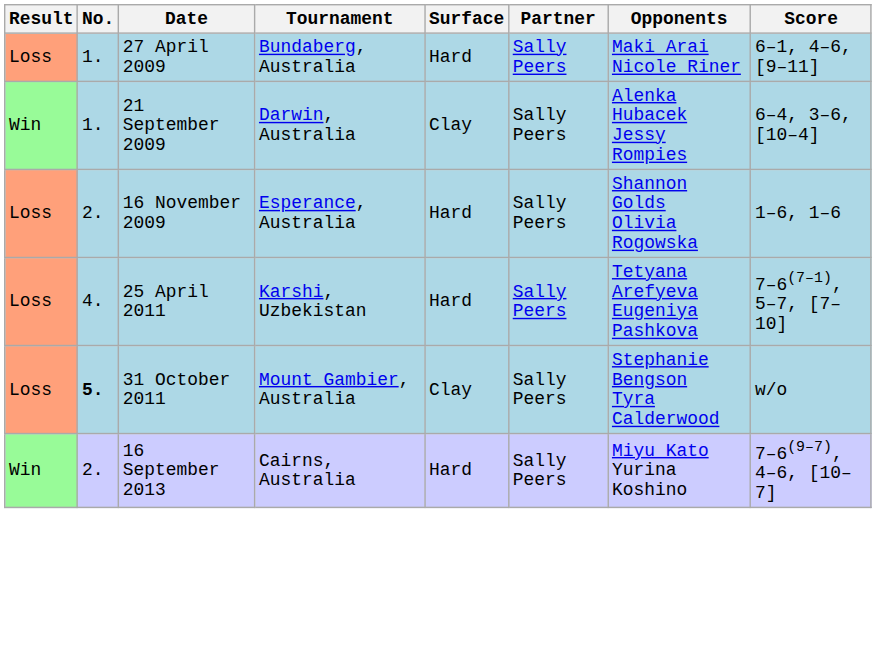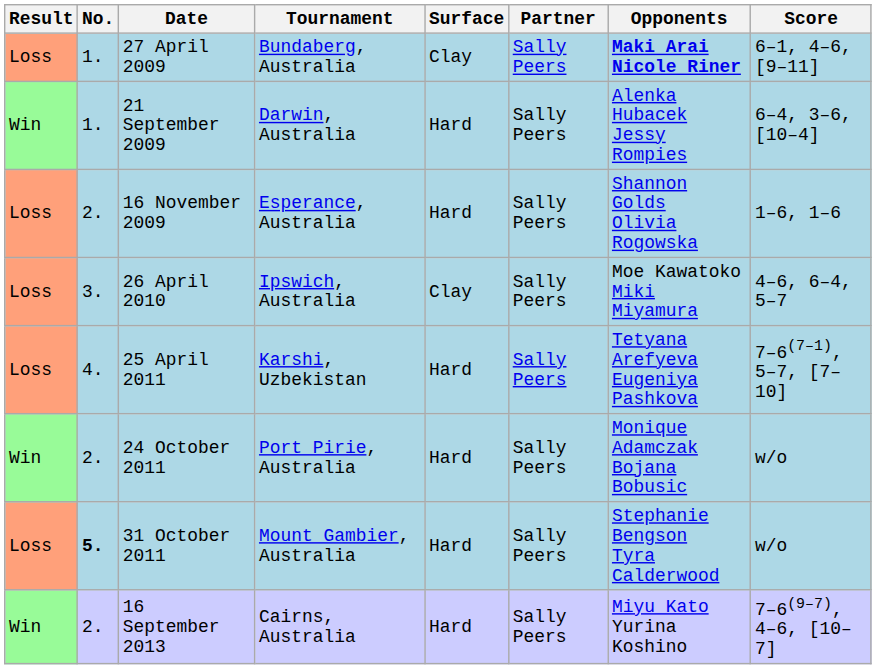(450, 57) Hard -> (450, 57) Clay
(676, 57) normal -> (676, 57) bold
(450, 125) Clay -> (450, 125) Hard
+ row: (166, 291)
+ row: (177, 458)
(450, 389) Clay -> (450, 546) Hard
